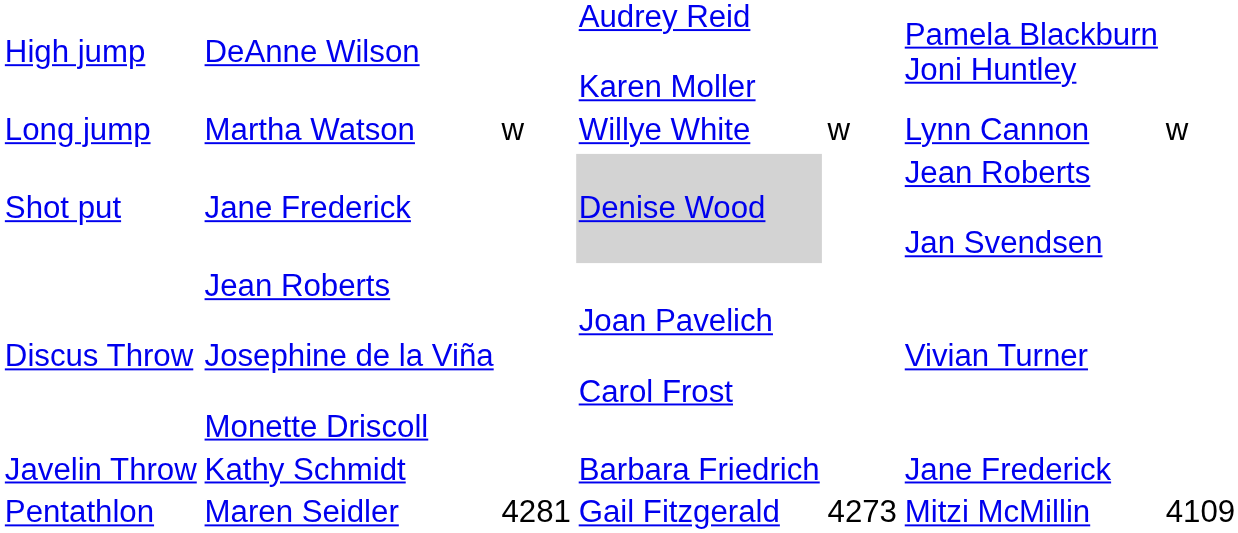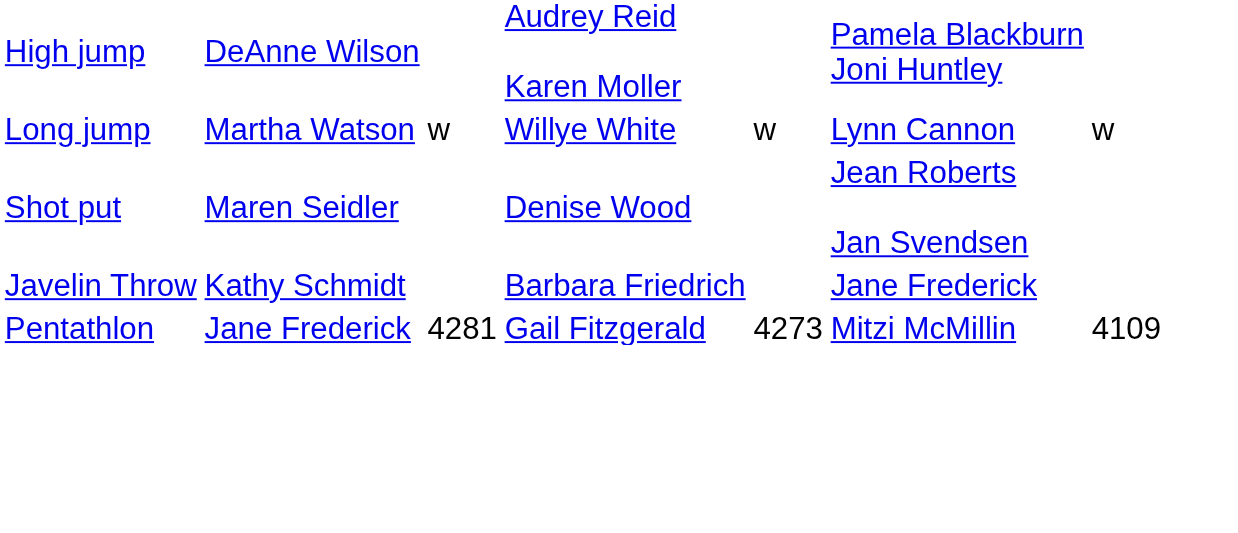(308, 208) Jane Frederick -> (302, 208) Maren Seidler
(672, 208) lightgrey background -> (598, 208) no background
- row: (99, 356)
(302, 512) Maren Seidler -> (308, 328) Jane Frederick
